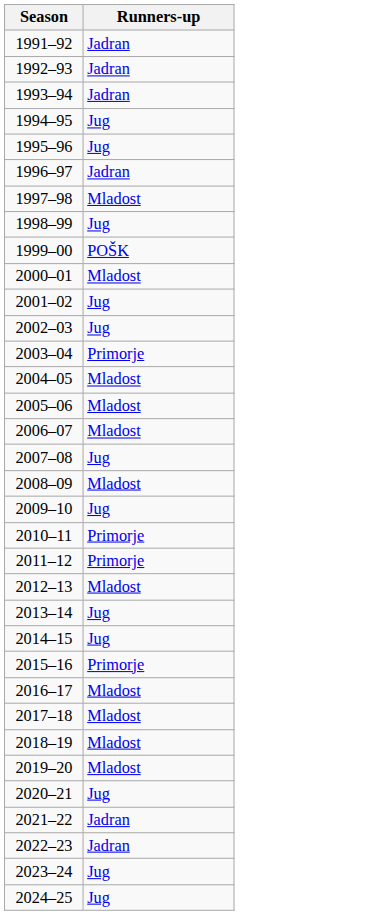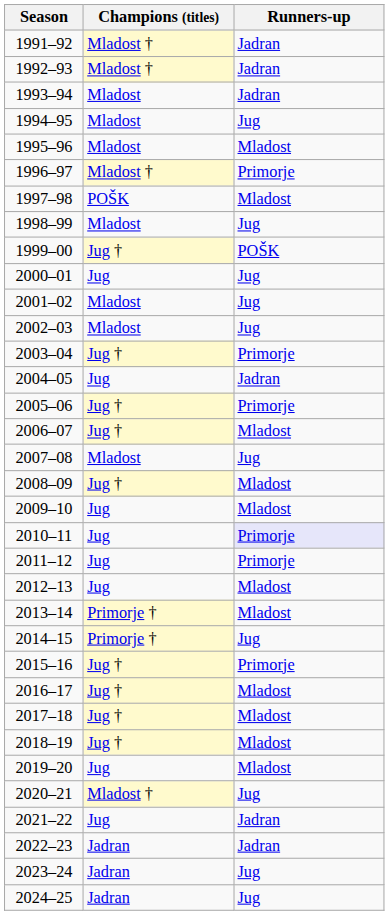+ column: (159, 17)
(99, 146) Jug -> (264, 146) Mladost
(108, 172) Jadran -> (266, 172) Primorje
(114, 276) Mladost -> (249, 276) Jug
(114, 379) Mladost -> (259, 379) Jadran
(114, 405) Mladost -> (266, 405) Primorje
(99, 509) Jug -> (264, 509) Mladost
(116, 535) no background -> (266, 535) lavender background
(99, 612) Jug -> (264, 612) Mladost
